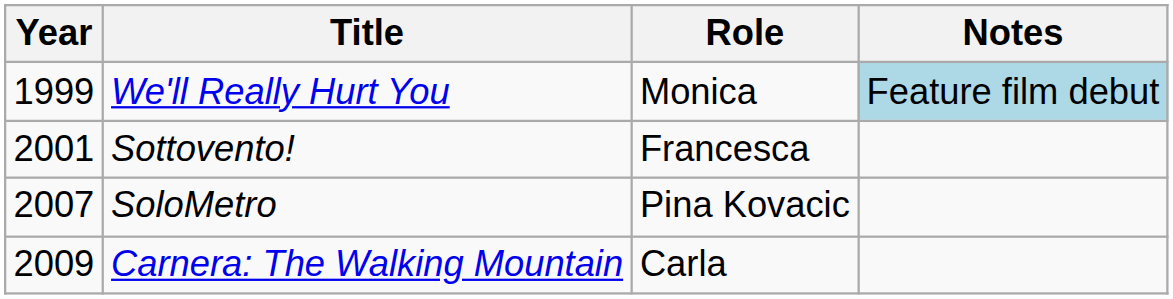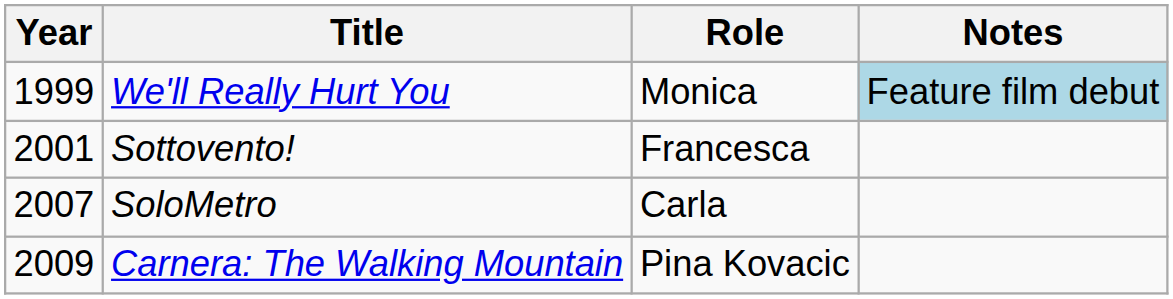(745, 206) Pina Kovacic -> (683, 206) Carla
(683, 263) Carla -> (745, 263) Pina Kovacic
